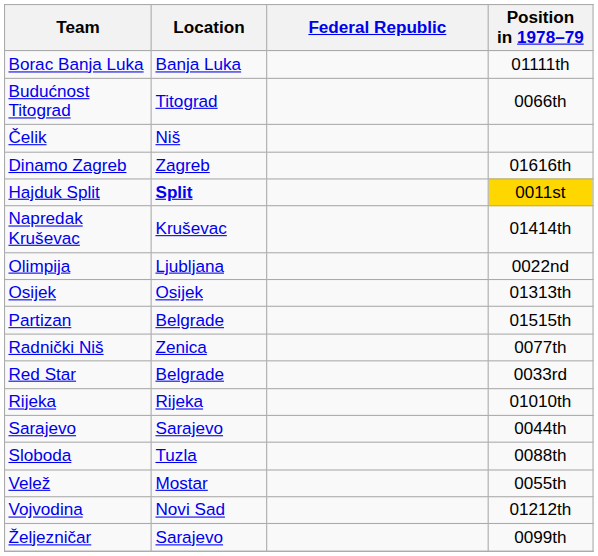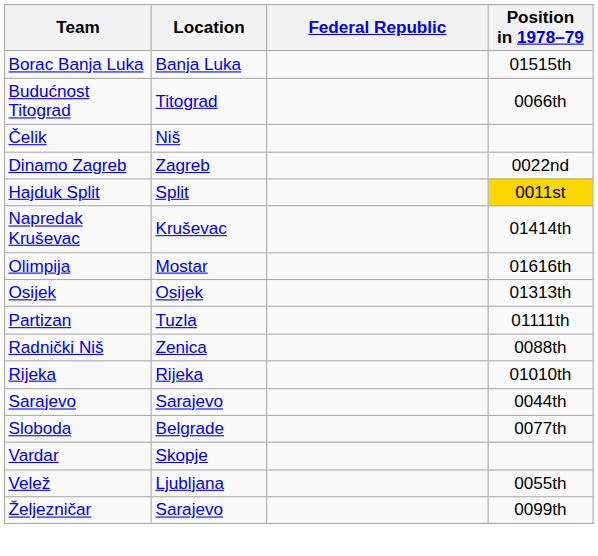(540, 64) 01111th -> (540, 64) 01515th
(540, 165) 01616th -> (540, 165) 0022nd
(174, 192) bold -> (172, 192) normal
(190, 265) Ljubljana -> (182, 265) Mostar
(540, 265) 0022nd -> (540, 265) 01616th
(190, 320) Belgrade -> (176, 320) Tuzla
(540, 320) 01515th -> (540, 320) 01111th
(540, 347) 0077th -> (540, 347) 0088th
- row: (42, 374)
(176, 455) Tuzla -> (190, 428) Belgrade
(540, 455) 0088th -> (540, 428) 0077th
+ row: (34, 455)
(182, 483) Mostar -> (190, 483) Ljubljana
- row: (46, 510)
